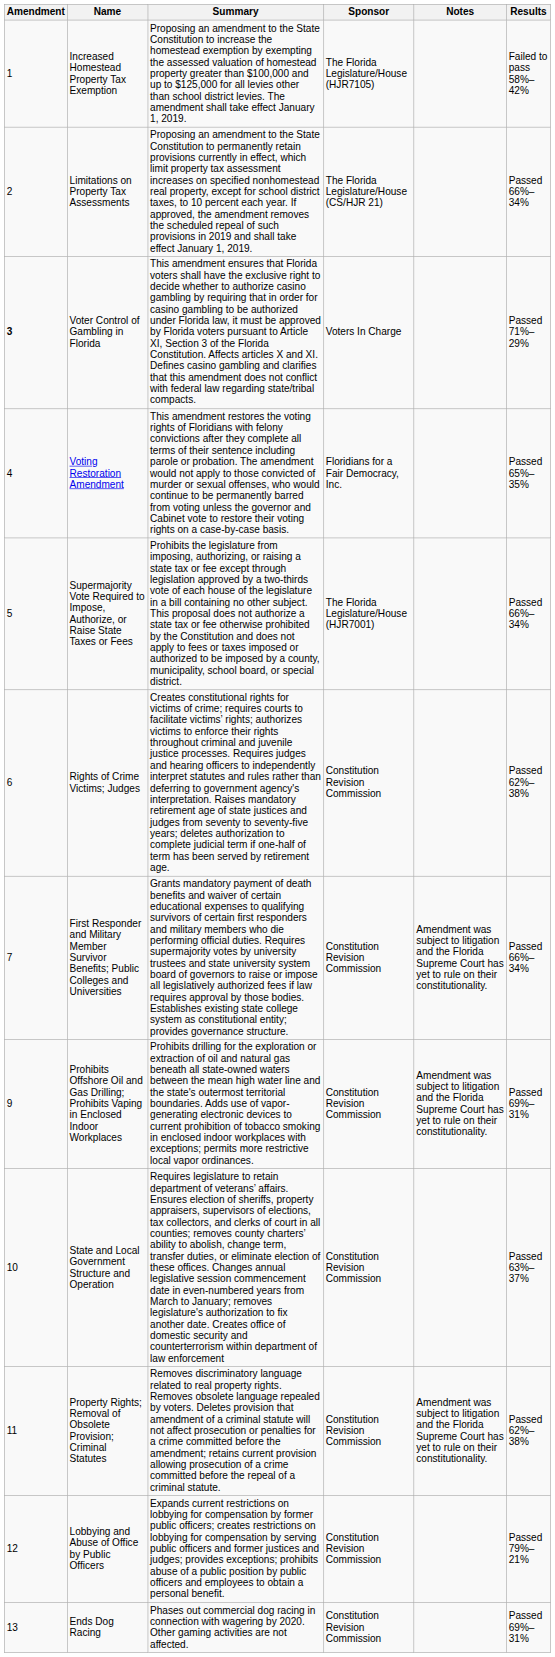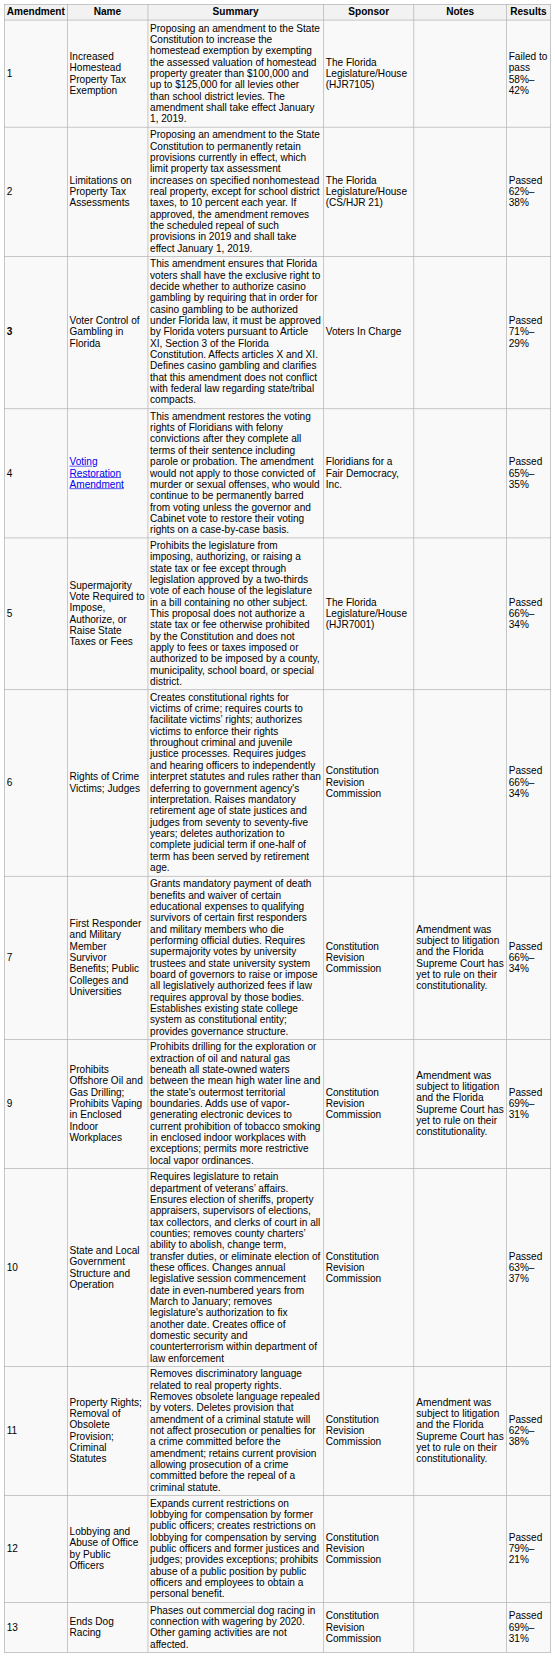(526, 191) Passed 66%–34% -> (526, 191) Passed 62%–38%
(526, 783) Passed 62%–38% -> (526, 783) Passed 66%–34%
